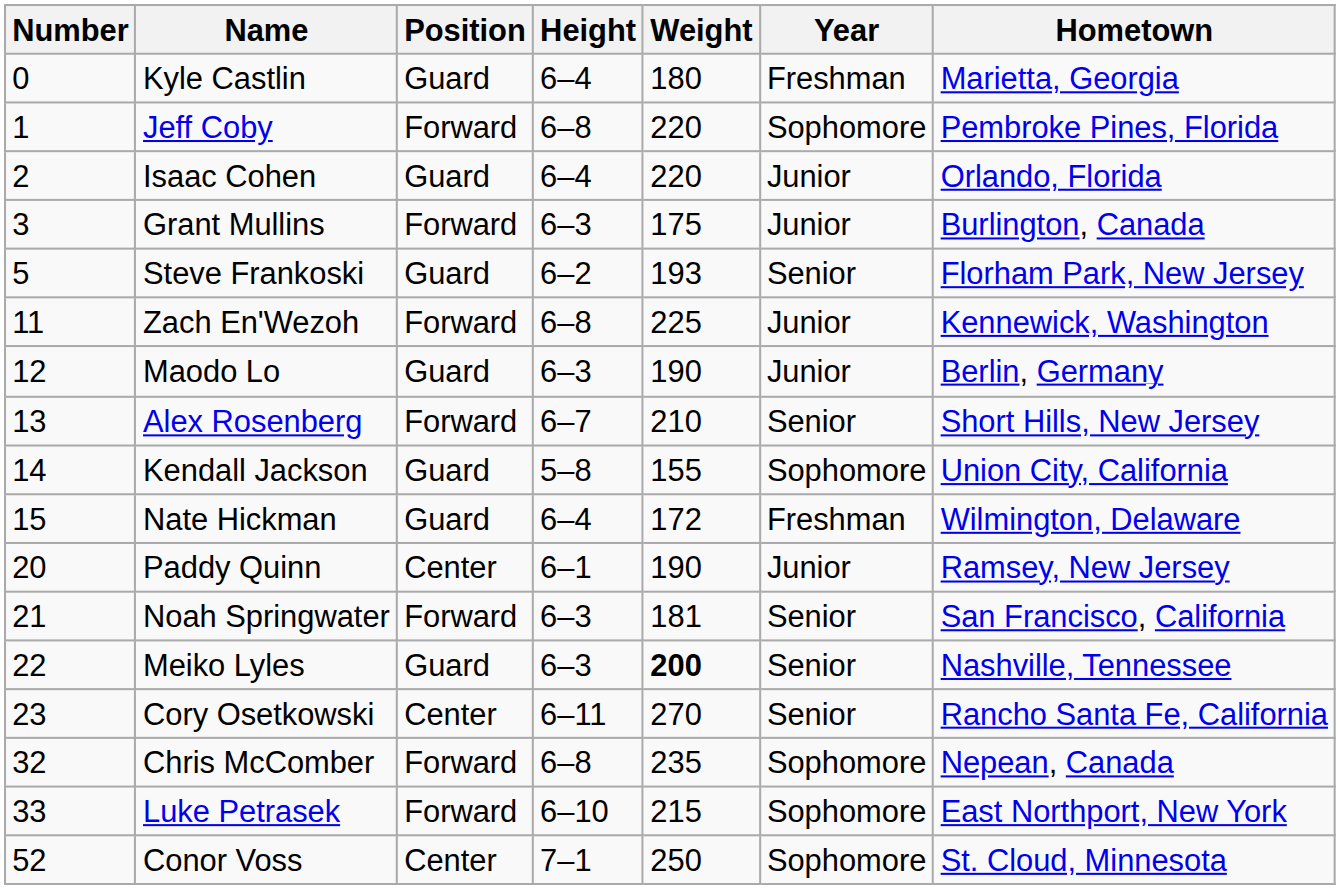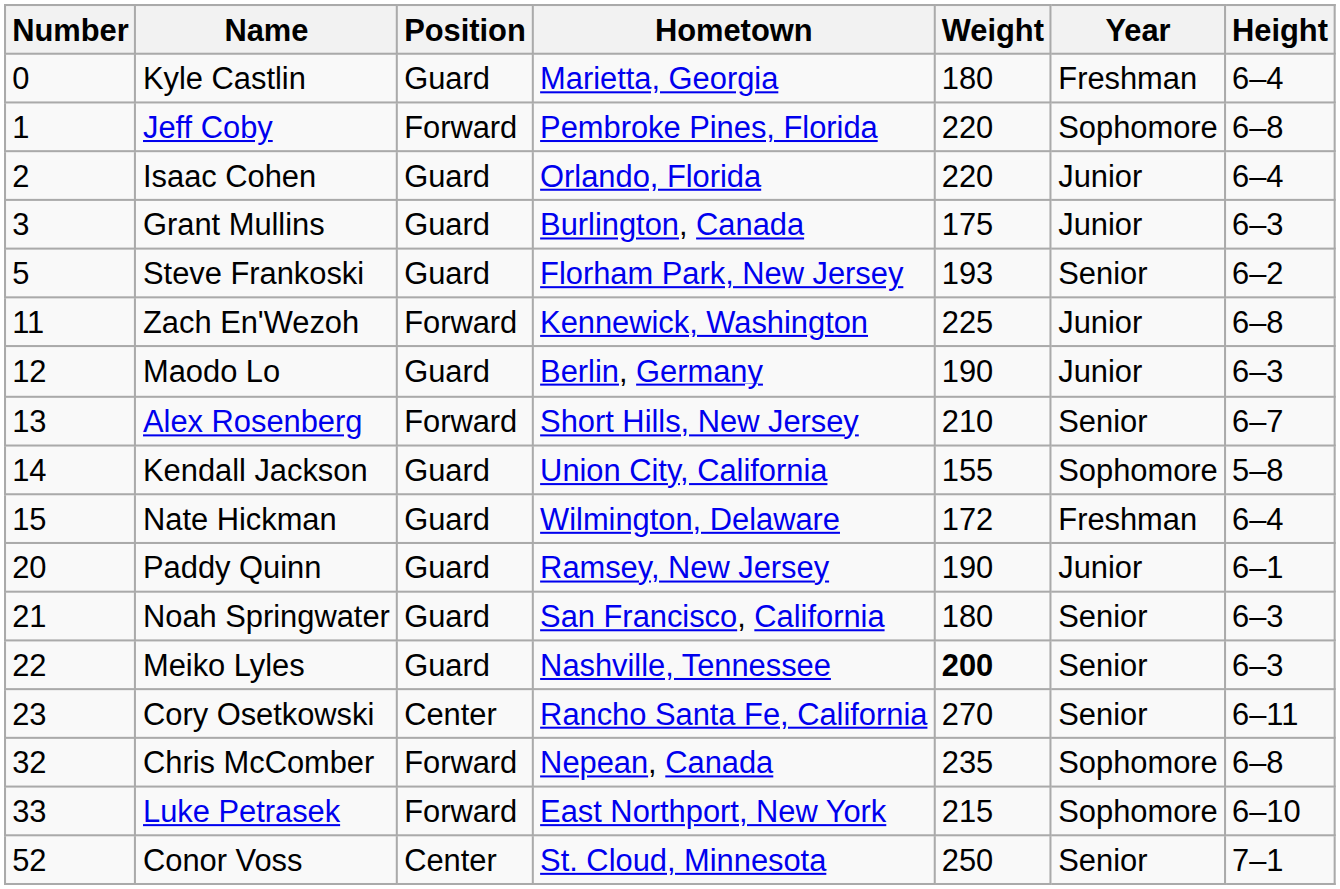columns swapped: (588, 30) <-> (1134, 30)
(461, 225) Forward -> (447, 225) Guard
(450, 567) Center -> (447, 567) Guard
(461, 616) Forward -> (447, 616) Guard
(676, 616) 181 -> (967, 616) 180
(847, 860) Sophomore -> (1103, 860) Senior
